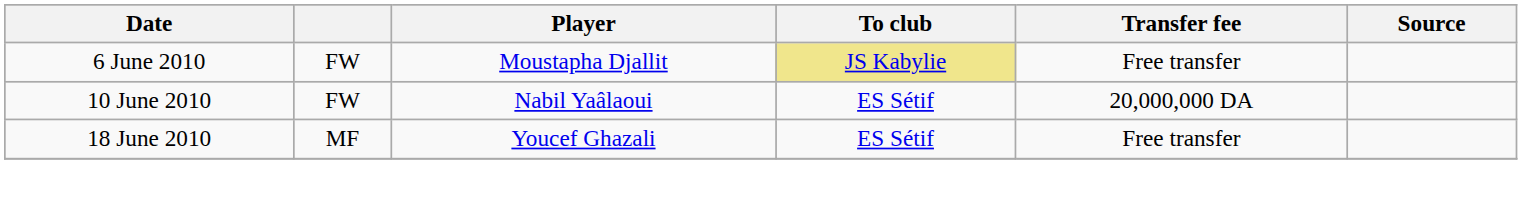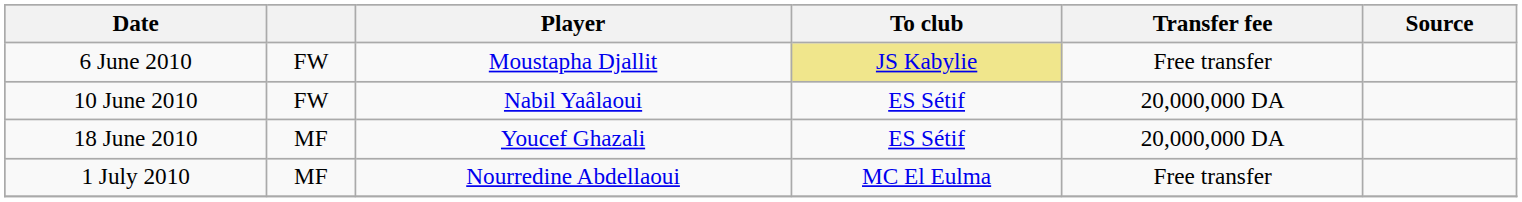(1181, 138) Free transfer -> (1213, 138) 20,000,000 DA
+ row: (136, 176)
